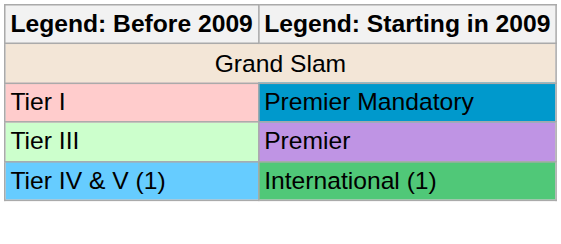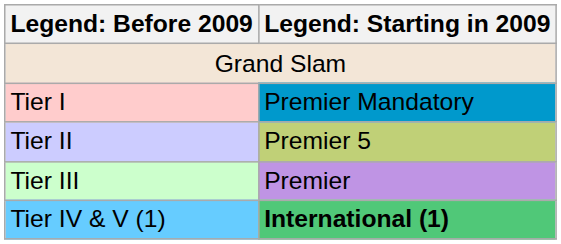+ row: (41, 141)
(350, 180) normal -> (357, 219) bold
